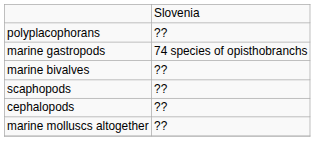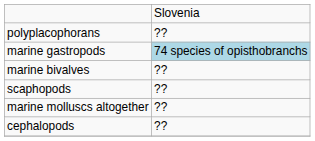(231, 51) no background -> (231, 51) lightblue background
rows swapped: (41, 107) <-> (78, 126)
